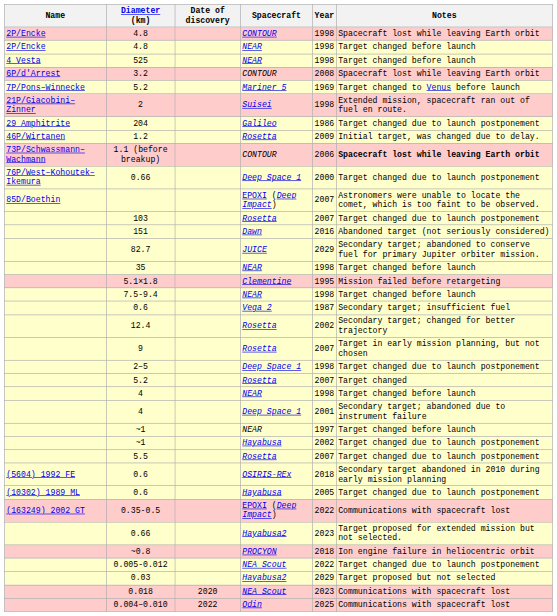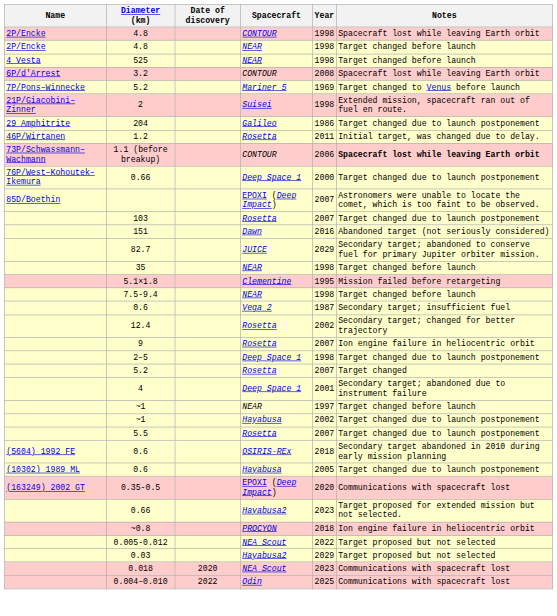(324, 137) 2009 -> (324, 137) 2011
(439, 349) Target in early mission planning, but not chosen -> (436, 344) Ion engine failure in heliocentric orbit
- row: (141, 394)
(324, 511) 2022 -> (324, 488) 2020
(439, 565) Target changed due to launch postponement -> (417, 542) Target proposed but not selected
